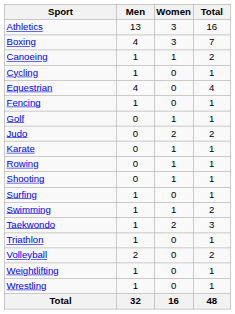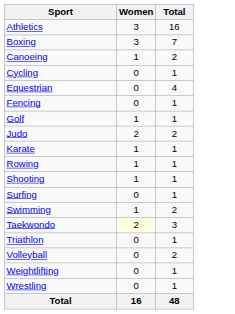- column: (135, 12)
(174, 225) no background -> (136, 225) lightyellow background
